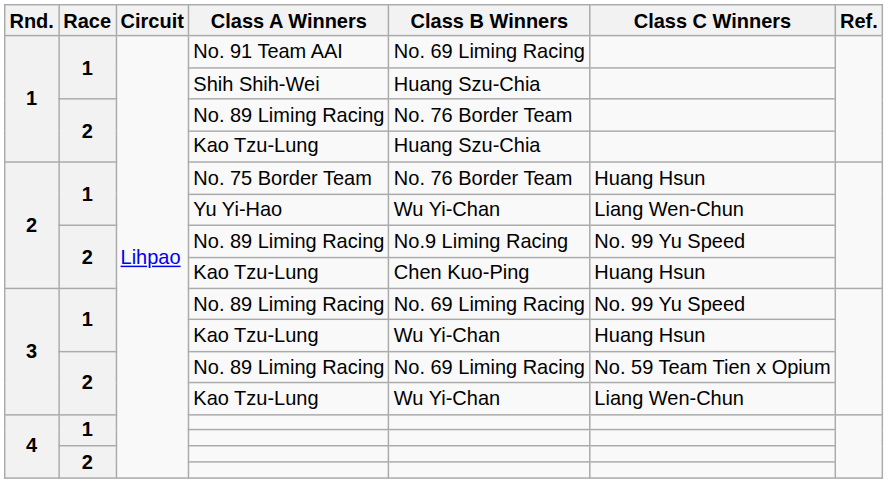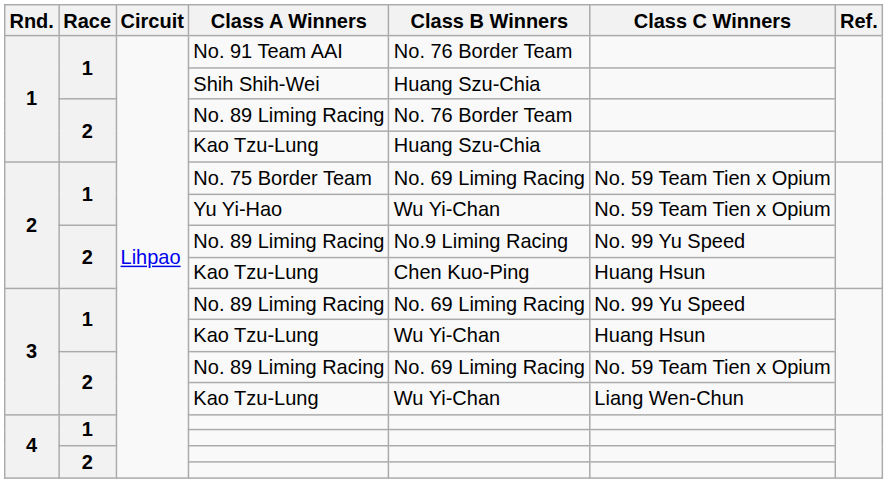(489, 52) No. 69 Liming Racing -> (483, 52) No. 76 Border Team
(483, 178) No. 76 Border Team -> (489, 178) No. 69 Liming Racing
(650, 178) Huang Hsun -> (712, 178) No. 59 Team Tien x Opium
(669, 209) Liang Wen-Chun -> (712, 209) No. 59 Team Tien x Opium
